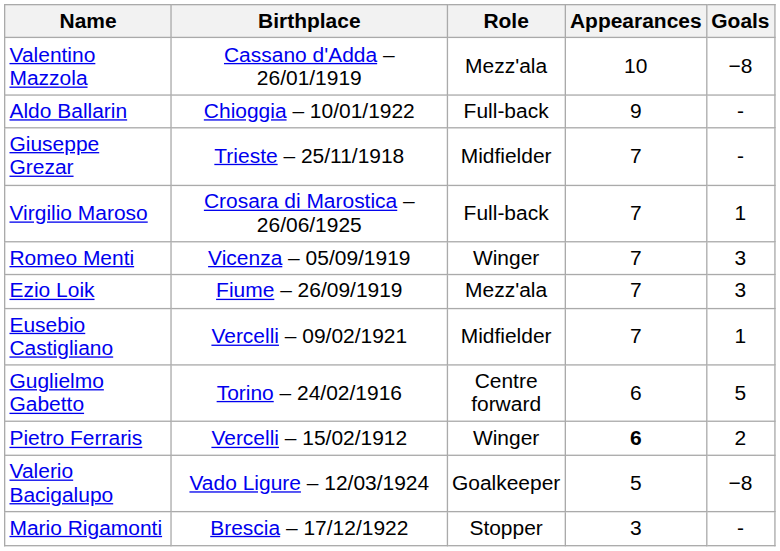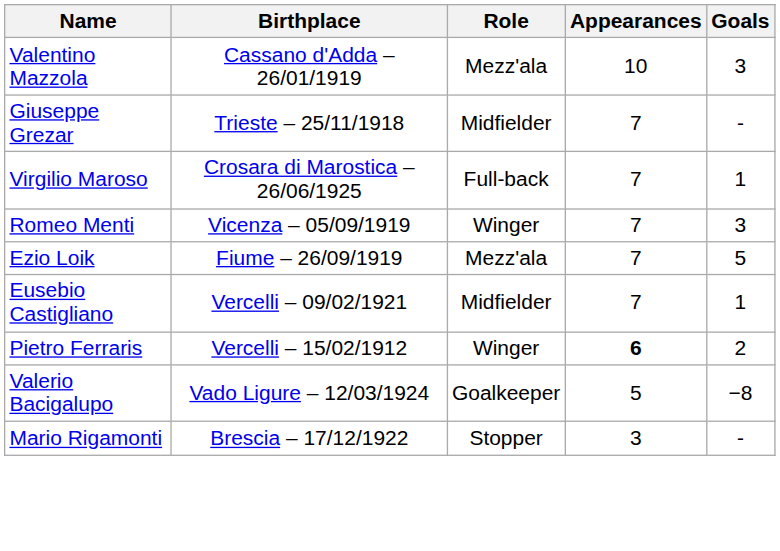(740, 66) −8 -> (740, 66) 3
- row: (68, 111)
(740, 291) 3 -> (740, 258) 5
- row: (57, 393)
